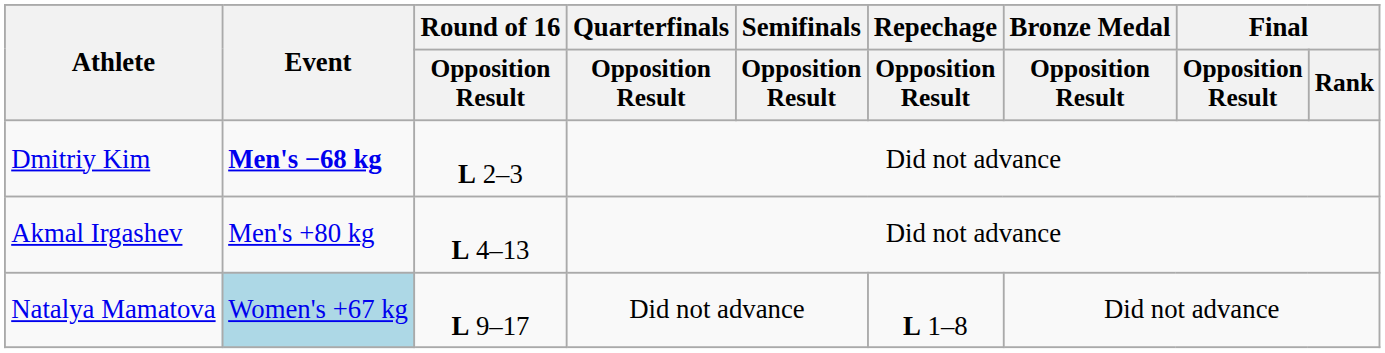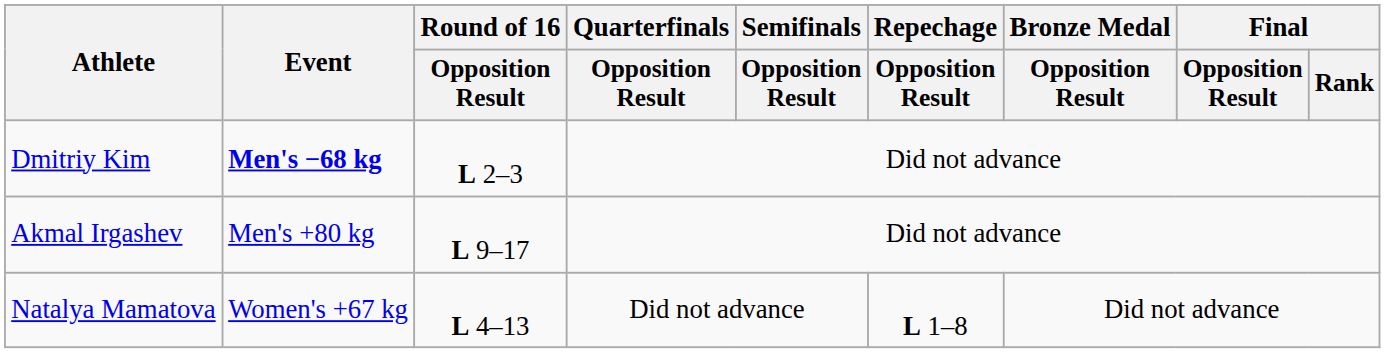(490, 250) L 4–13 -> (490, 250) L 9–17
(318, 310) lightblue background -> (318, 310) no background
(490, 325) L 9–17 -> (490, 325) L 4–13
